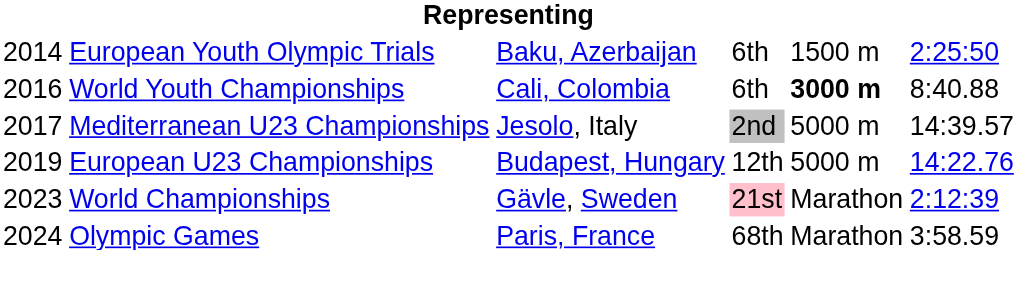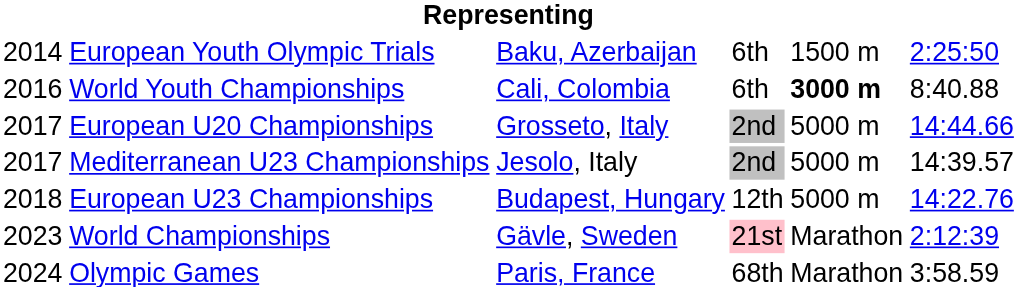+ row: (251, 125)
(33, 162) 2019 -> (33, 199) 2018
